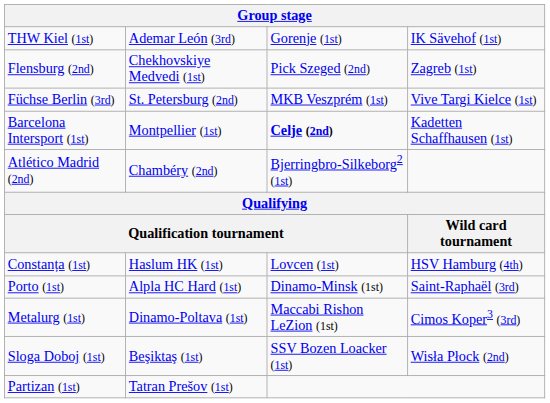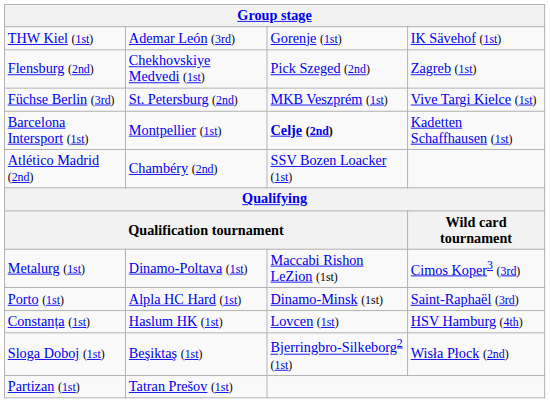(337, 170) Bjerringbro-Silkeborg2 (1st) -> (329, 168) SSV Bozen Loacker (1st)
rows swapped: (49, 264) <-> (46, 317)
(329, 356) SSV Bozen Loacker (1st) -> (337, 354) Bjerringbro-Silkeborg2 (1st)
